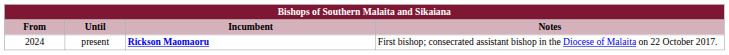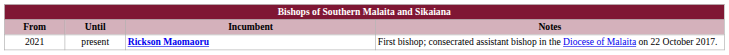(35, 42) 2024 -> (35, 42) 2021
